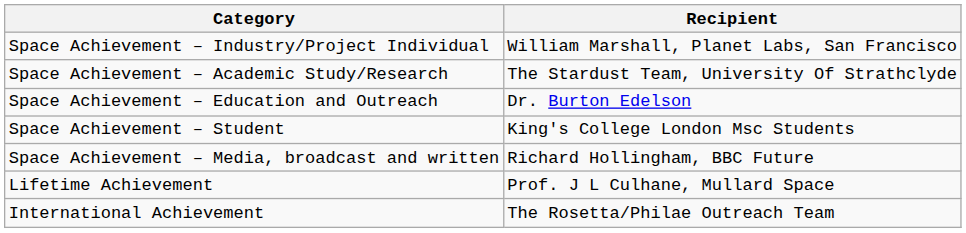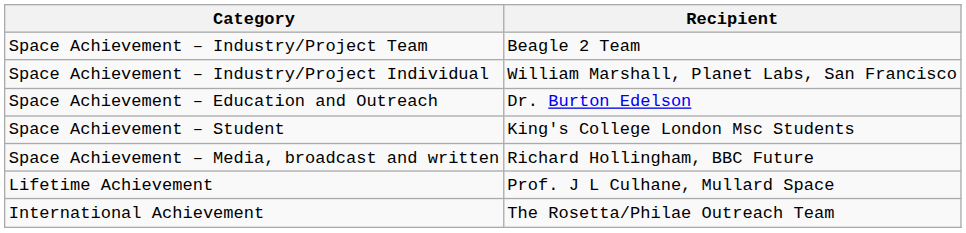+ row: (218, 46)
- row: (228, 74)
